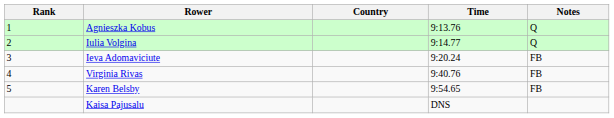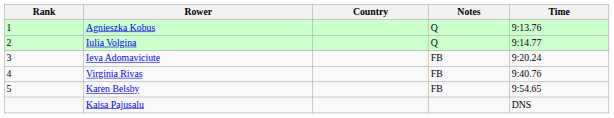columns swapped: (478, 12) <-> (568, 12)
